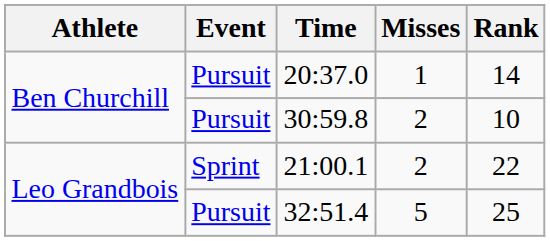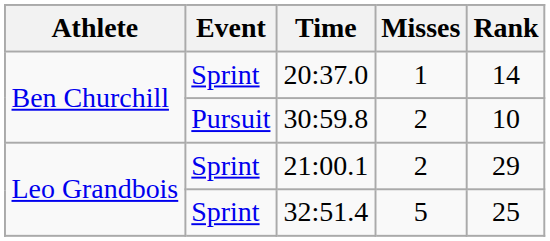(231, 74) Pursuit -> (225, 74) Sprint
(506, 166) 22 -> (506, 166) 29
(231, 212) Pursuit -> (225, 212) Sprint
